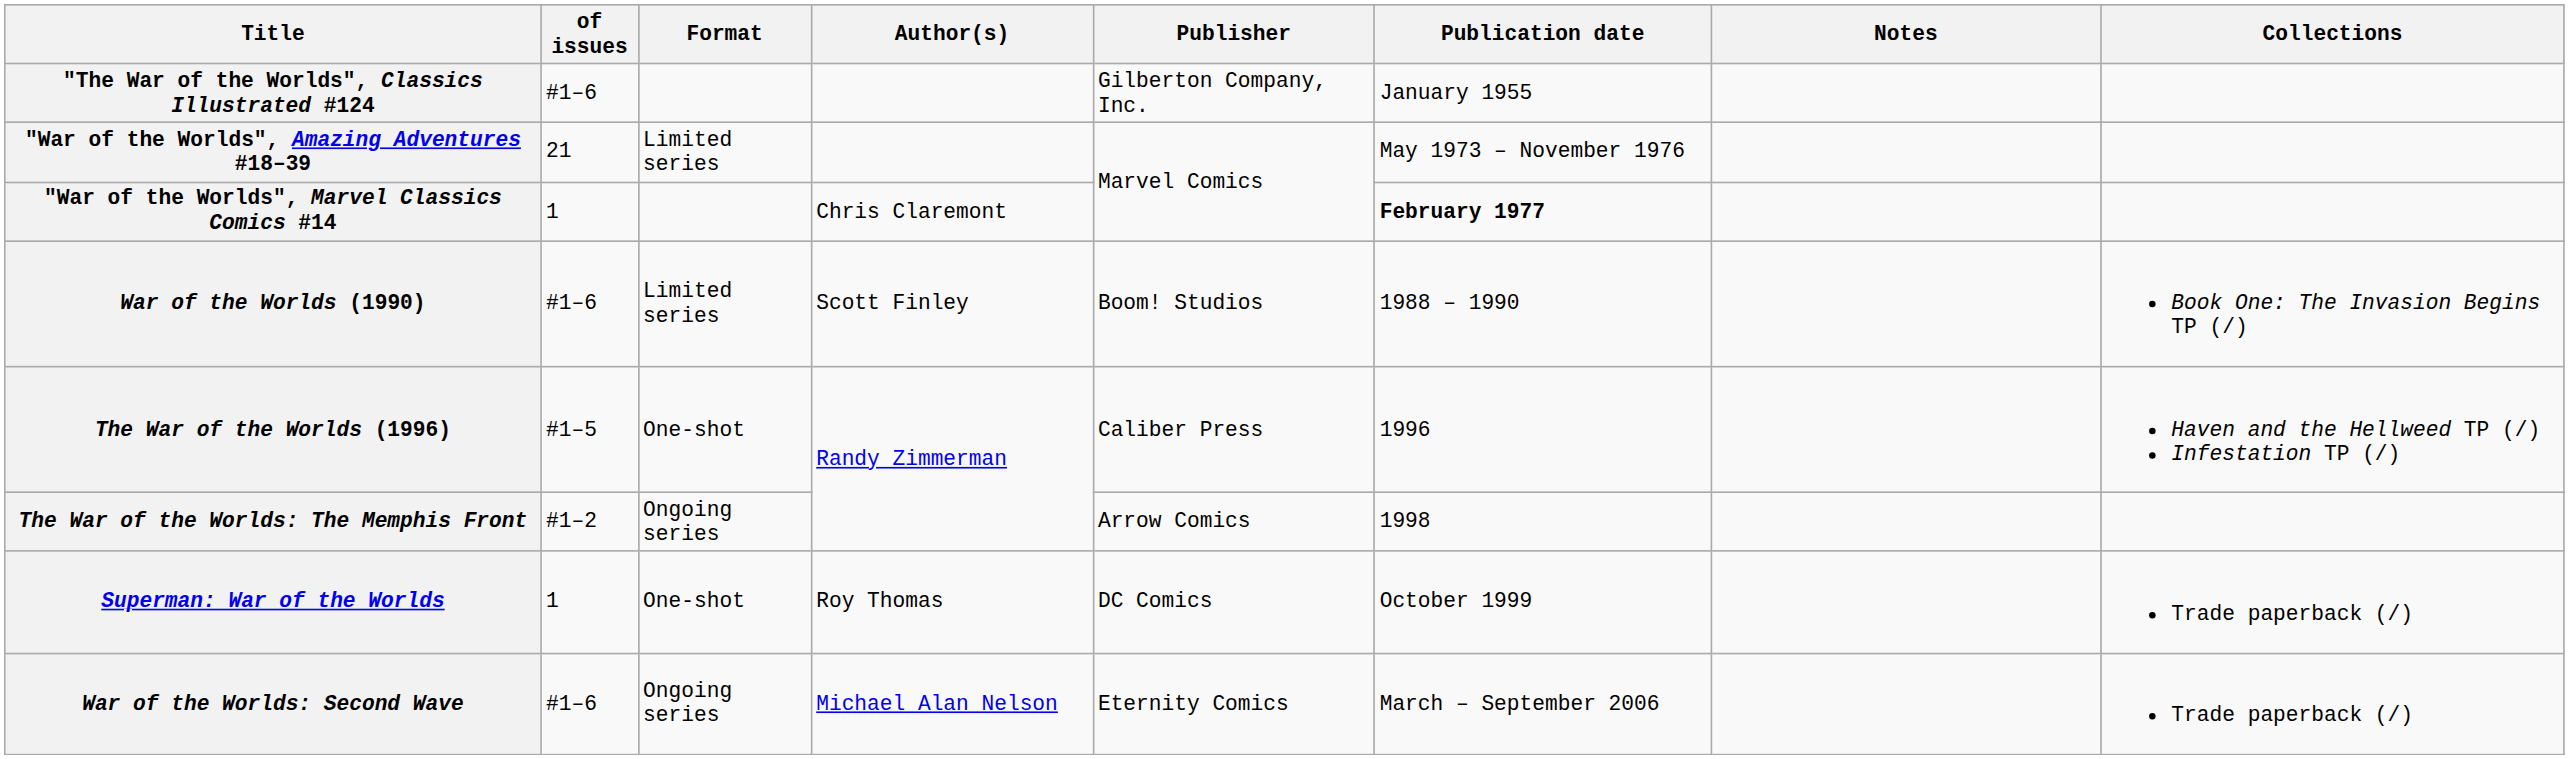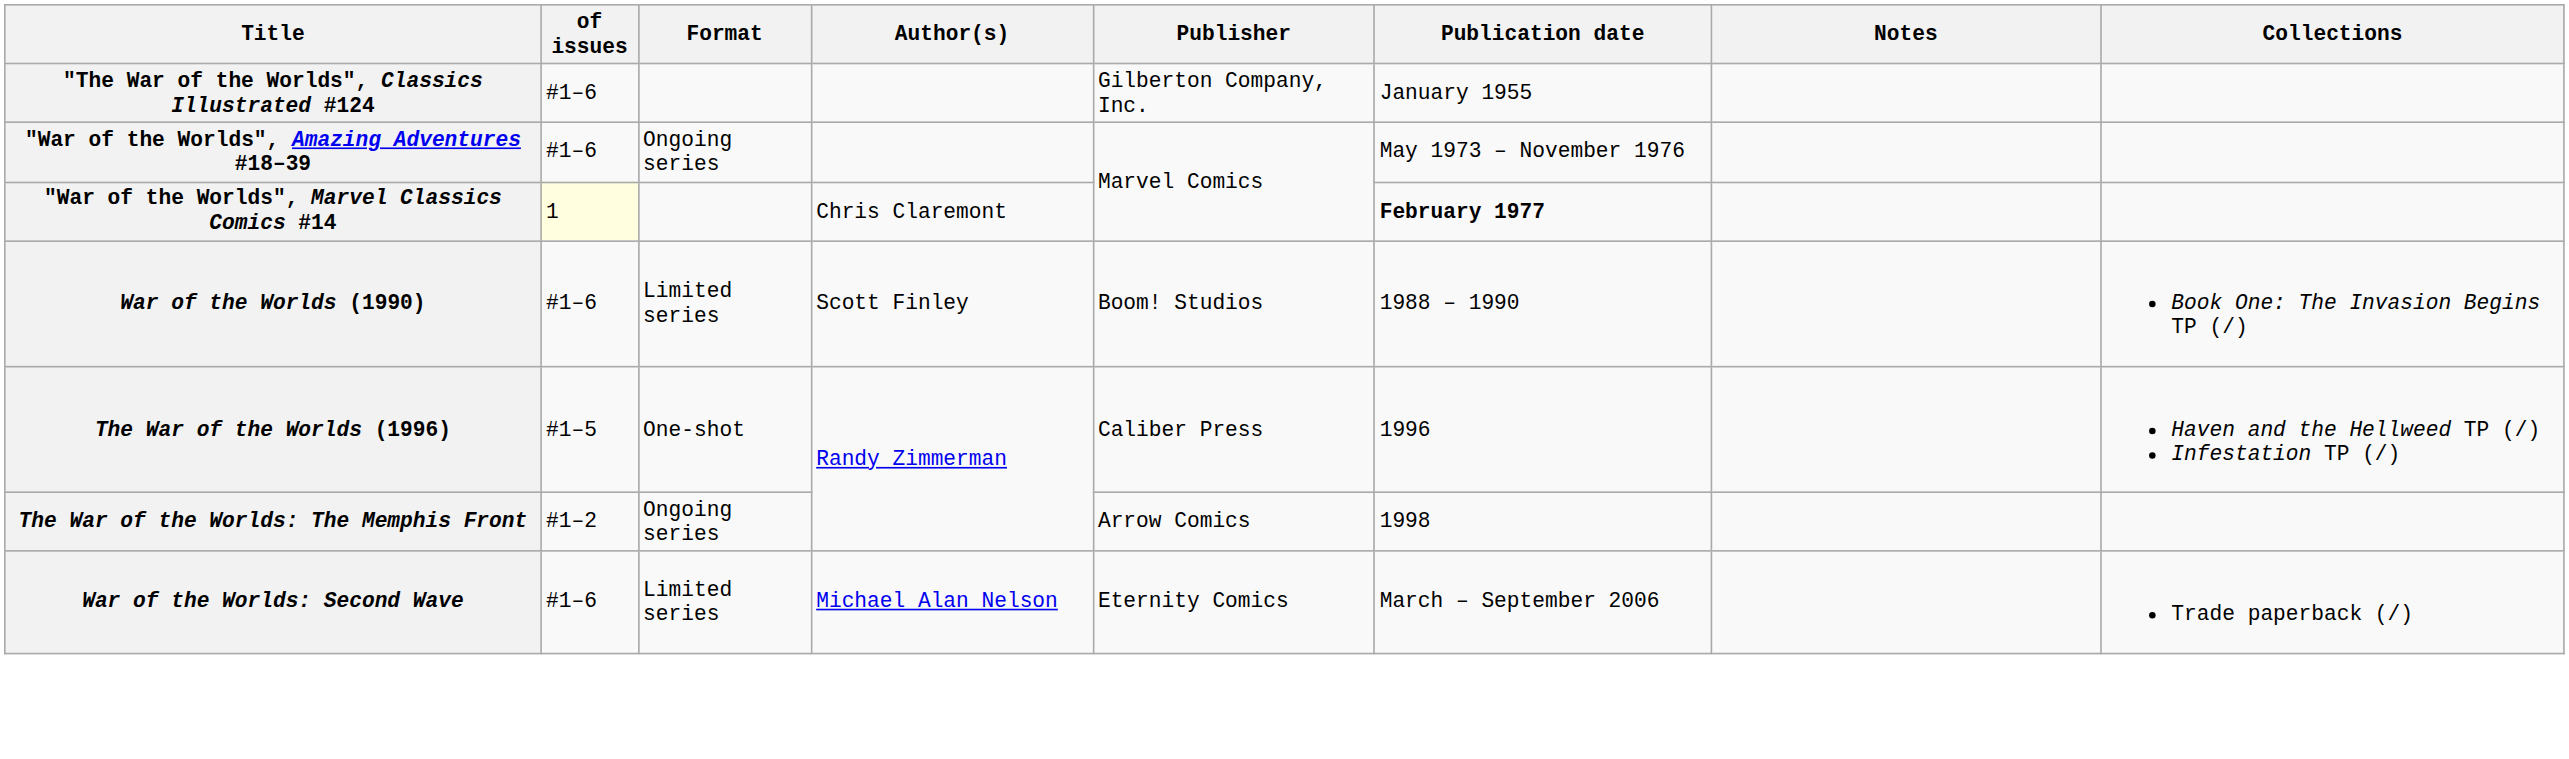(559, 152) 21 -> (572, 152) #1–6
(688, 152) Limited series -> (688, 152) Ongoing series
(552, 211) no background -> (552, 211) lightyellow background
- row: (273, 602)
(688, 703) Ongoing series -> (688, 602) Limited series
